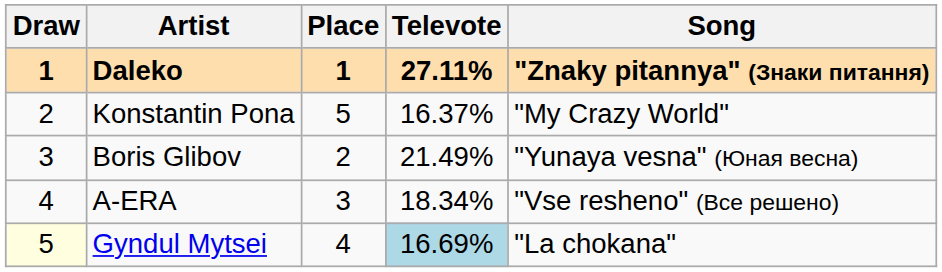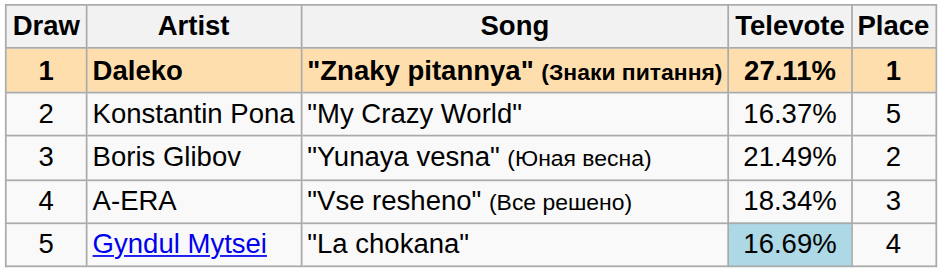columns swapped: (722, 26) <-> (343, 26)
(46, 244) lightyellow background -> (46, 244) no background
